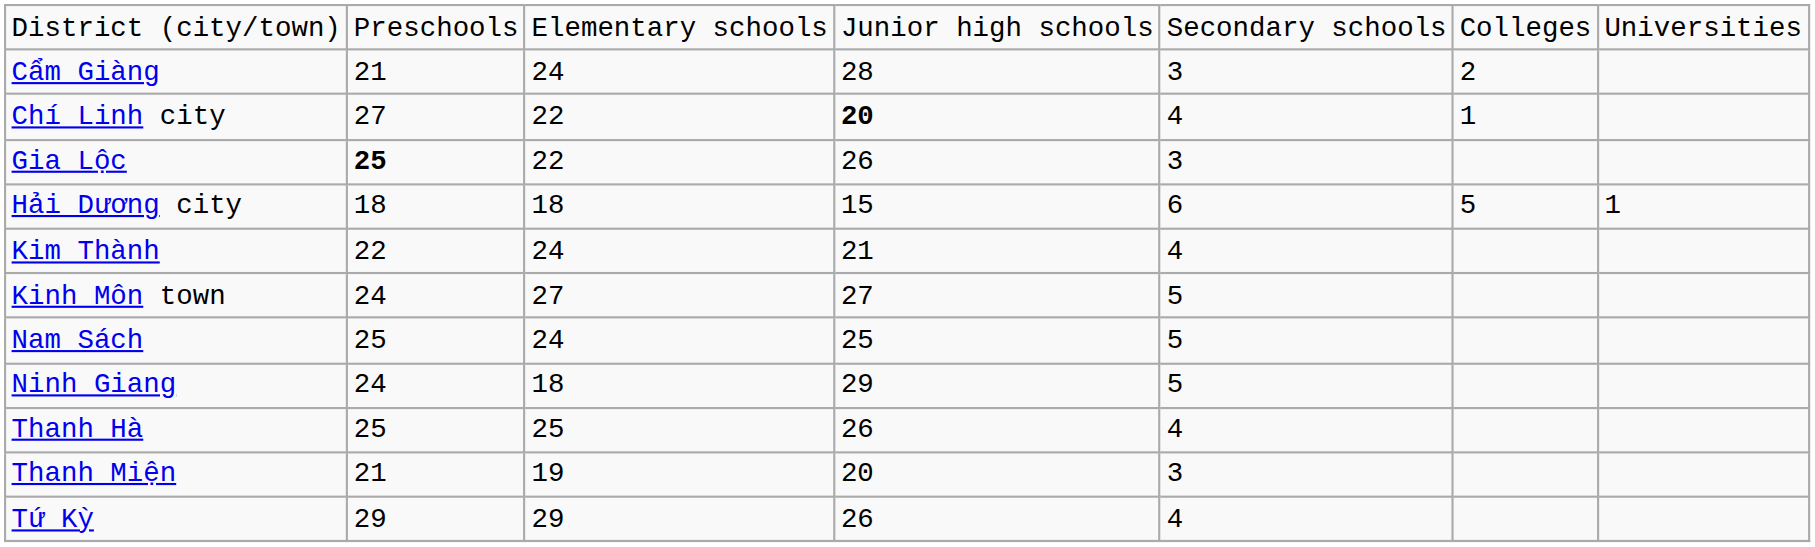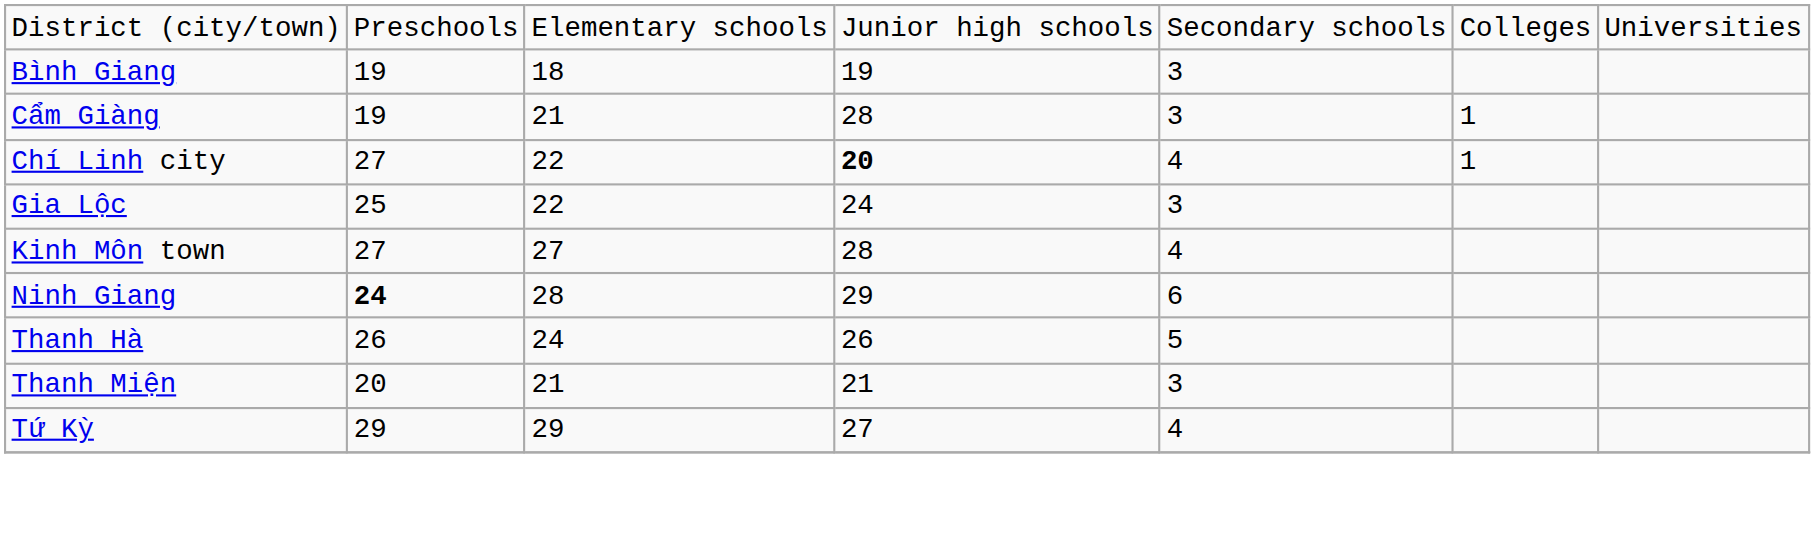+ row: (94, 72)
(370, 72) 21 -> (370, 117) 19
(548, 72) 24 -> (548, 117) 21
(1468, 72) 2 -> (1468, 117) 1
(370, 162) bold -> (370, 206) normal
(857, 162) 26 -> (857, 206) 24
- row: (127, 206)
- row: (86, 251)
(370, 296) 24 -> (370, 251) 27
(857, 296) 27 -> (857, 251) 28
(1175, 296) 5 -> (1175, 251) 4
- row: (77, 340)
(370, 385) normal -> (370, 296) bold
(548, 385) 18 -> (548, 296) 28
(1175, 385) 5 -> (1175, 296) 6
(370, 430) 25 -> (370, 340) 26
(548, 430) 25 -> (548, 340) 24
(1175, 430) 4 -> (1175, 340) 5
(370, 474) 21 -> (370, 385) 20
(548, 474) 19 -> (548, 385) 21
(857, 474) 20 -> (857, 385) 21
(857, 519) 26 -> (857, 430) 27
